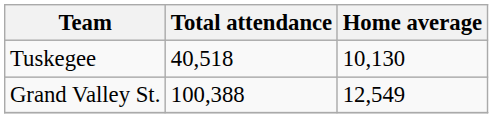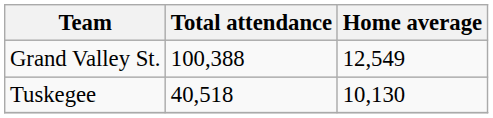rows swapped: (85, 94) <-> (53, 58)
